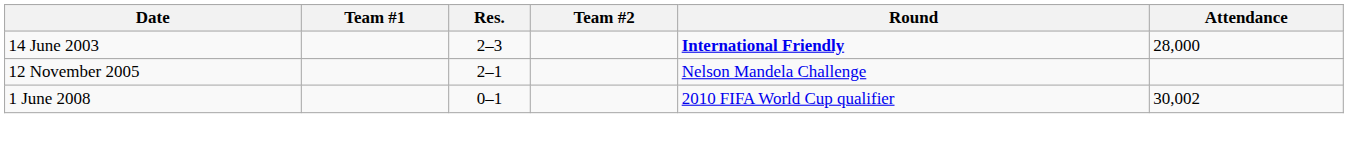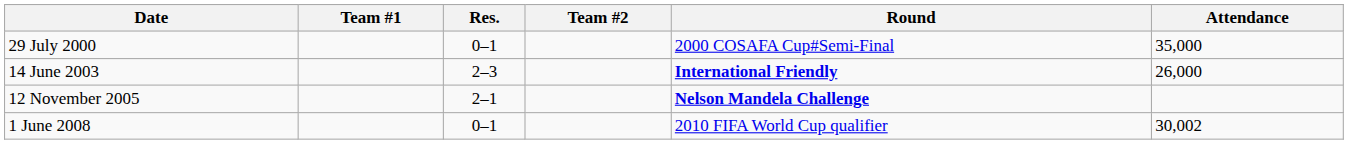+ row: (52, 44)
(1177, 44) 28,000 -> (1179, 71) 26,000
(774, 71) normal -> (772, 98) bold
